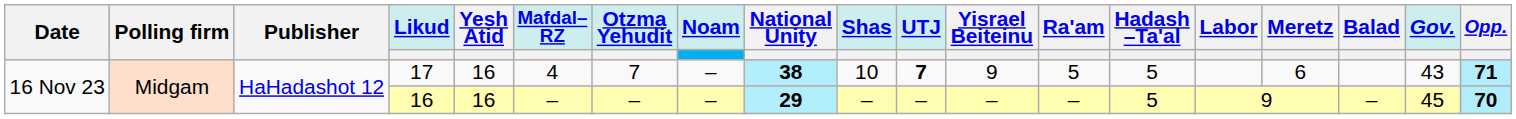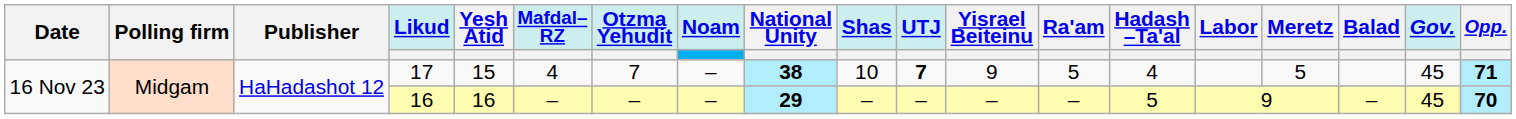(484, 73) 16 -> (484, 73) 15
(1152, 73) 5 -> (1152, 73) 4
(1300, 73) 6 -> (1300, 73) 5
(1432, 73) 43 -> (1432, 73) 45
